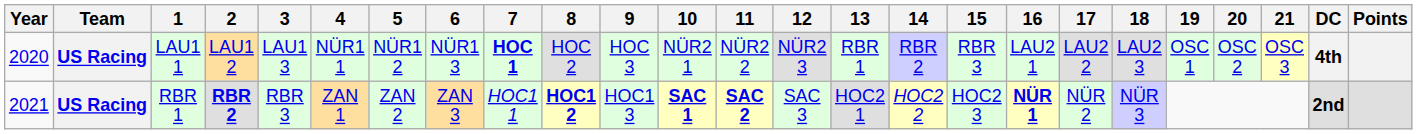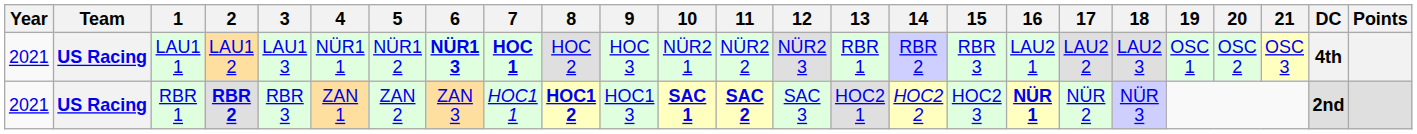(29, 57) 2020 -> (29, 57) 2021
(455, 57) normal -> (455, 57) bold
